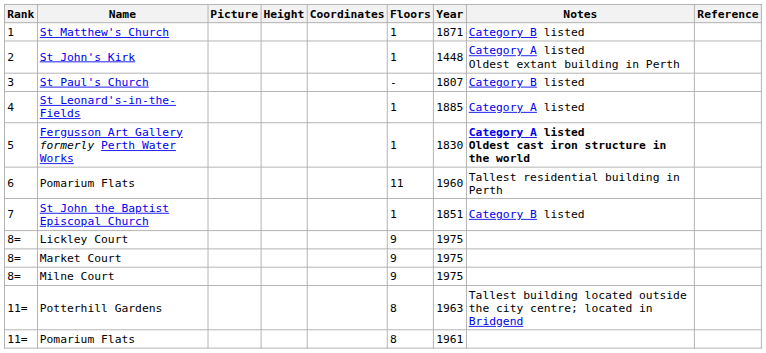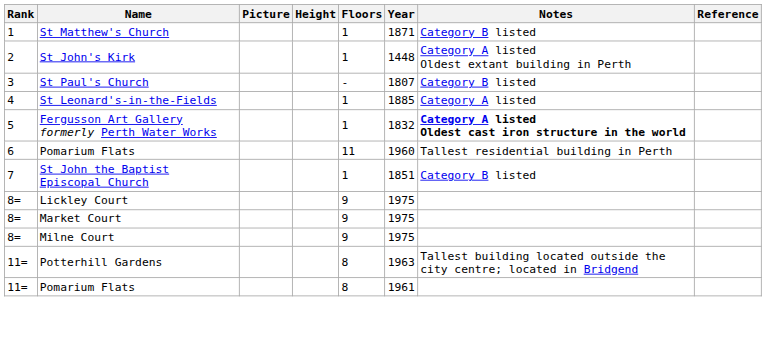- column: (347, 14)
(450, 145) 1830 -> (401, 125) 1832
